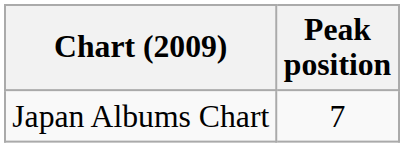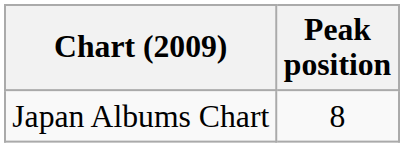(338, 115) 7 -> (338, 115) 8
